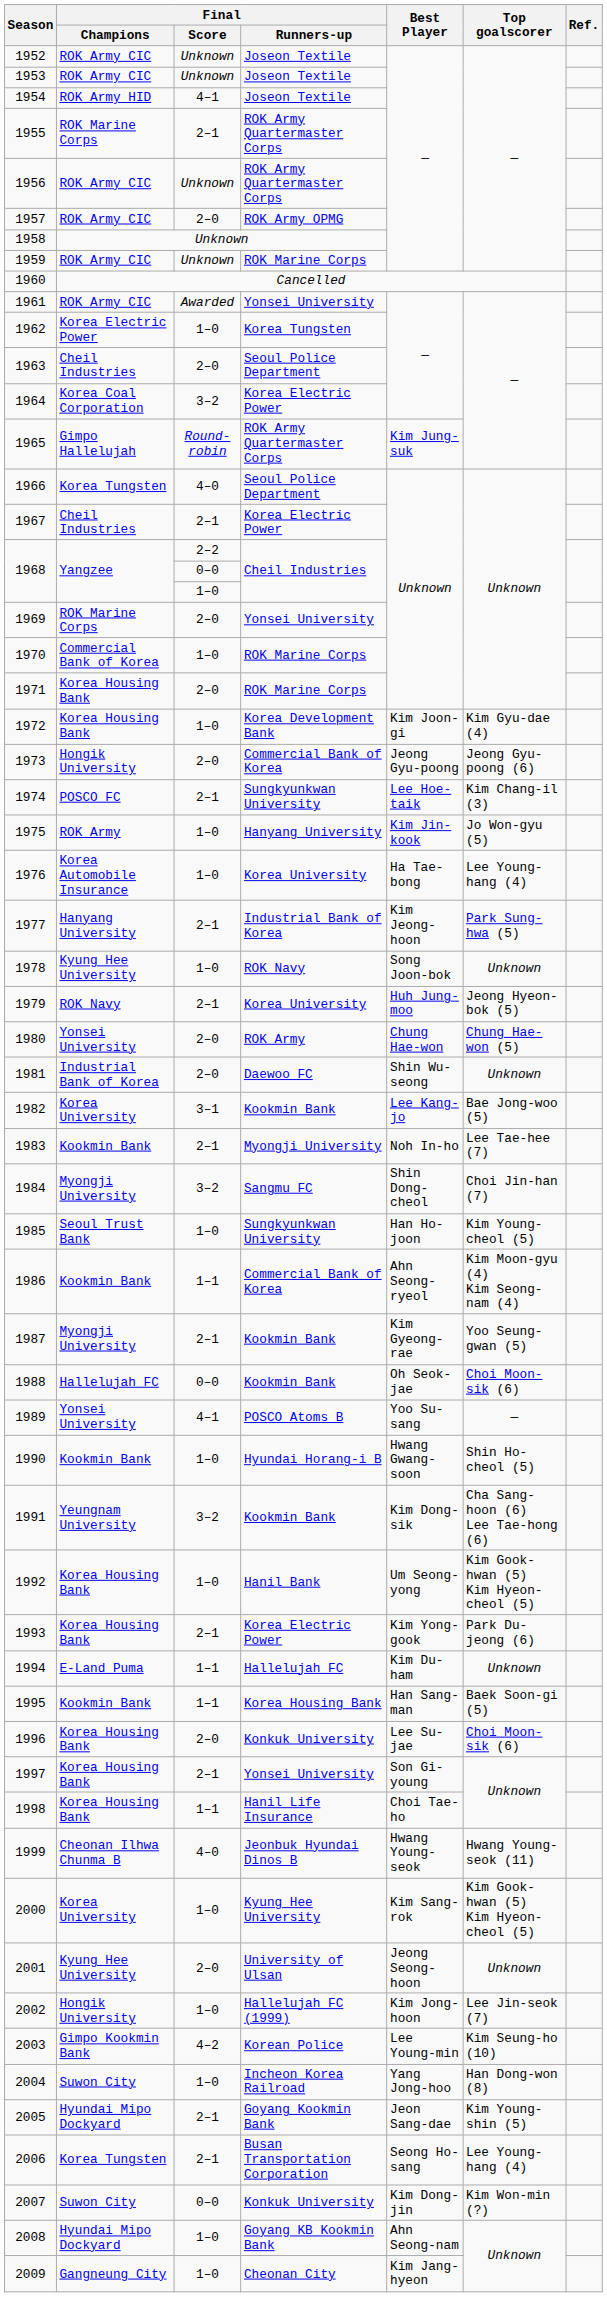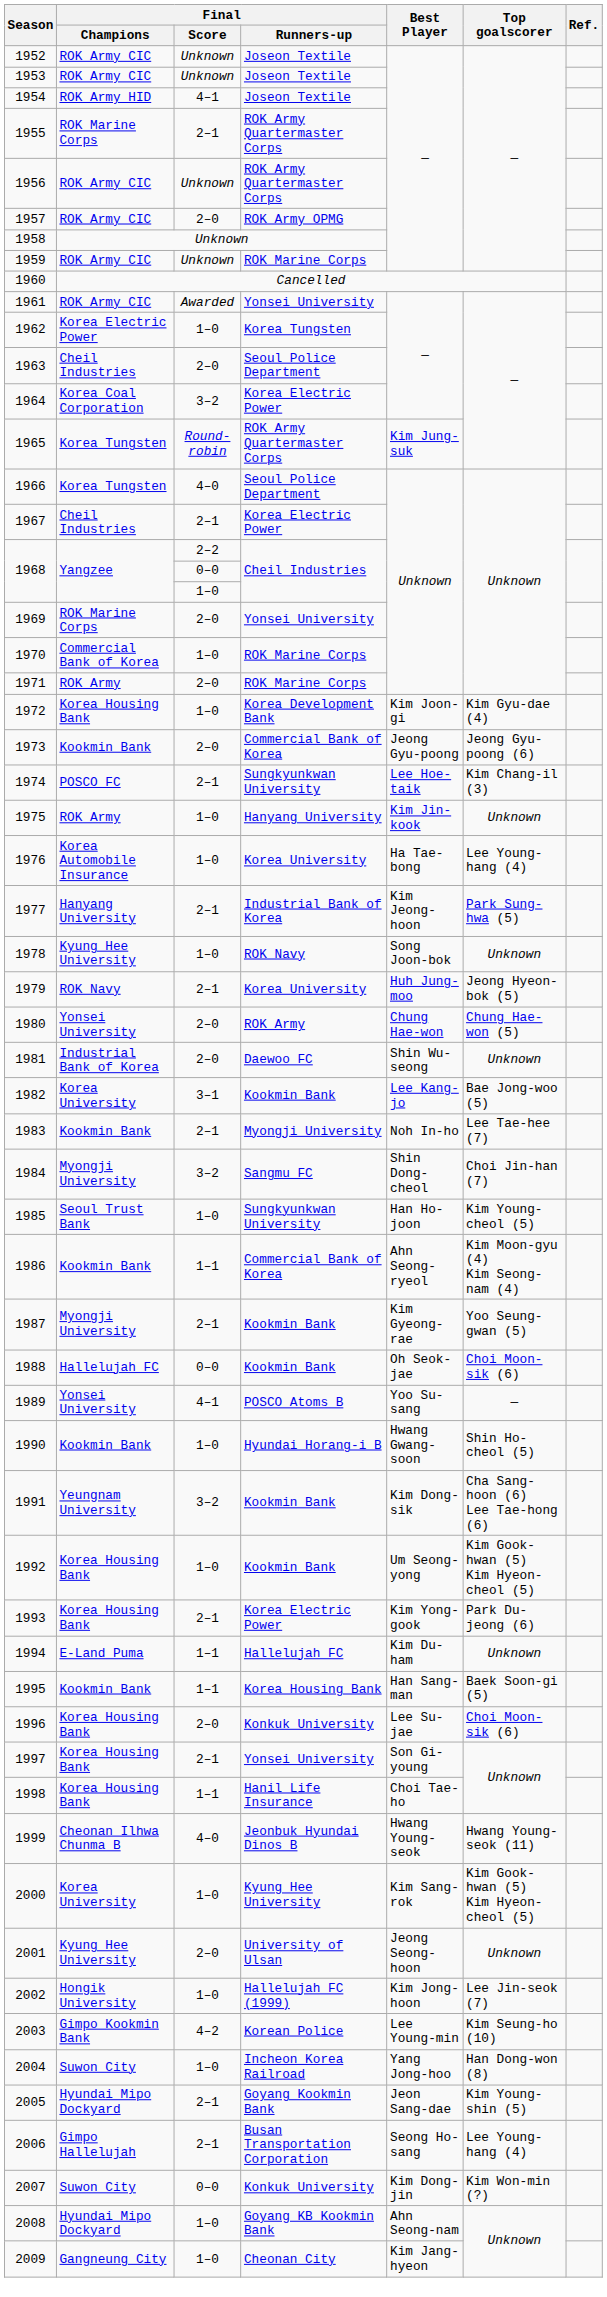(98, 444) Gimpo Hallelujah -> (113, 444) Korea Tungsten
(109, 691) Korea Housing Bank -> (90, 684) ROK Army
(98, 762) Hongik University -> (105, 747) Kookmin Bank
(504, 833) Jo Won-gyu (5) -> (514, 818) Unknown
(282, 1583) Hanil Bank -> (290, 1568) Kookmin Bank
(113, 2160) Korea Tungsten -> (98, 2145) Gimpo Hallelujah
